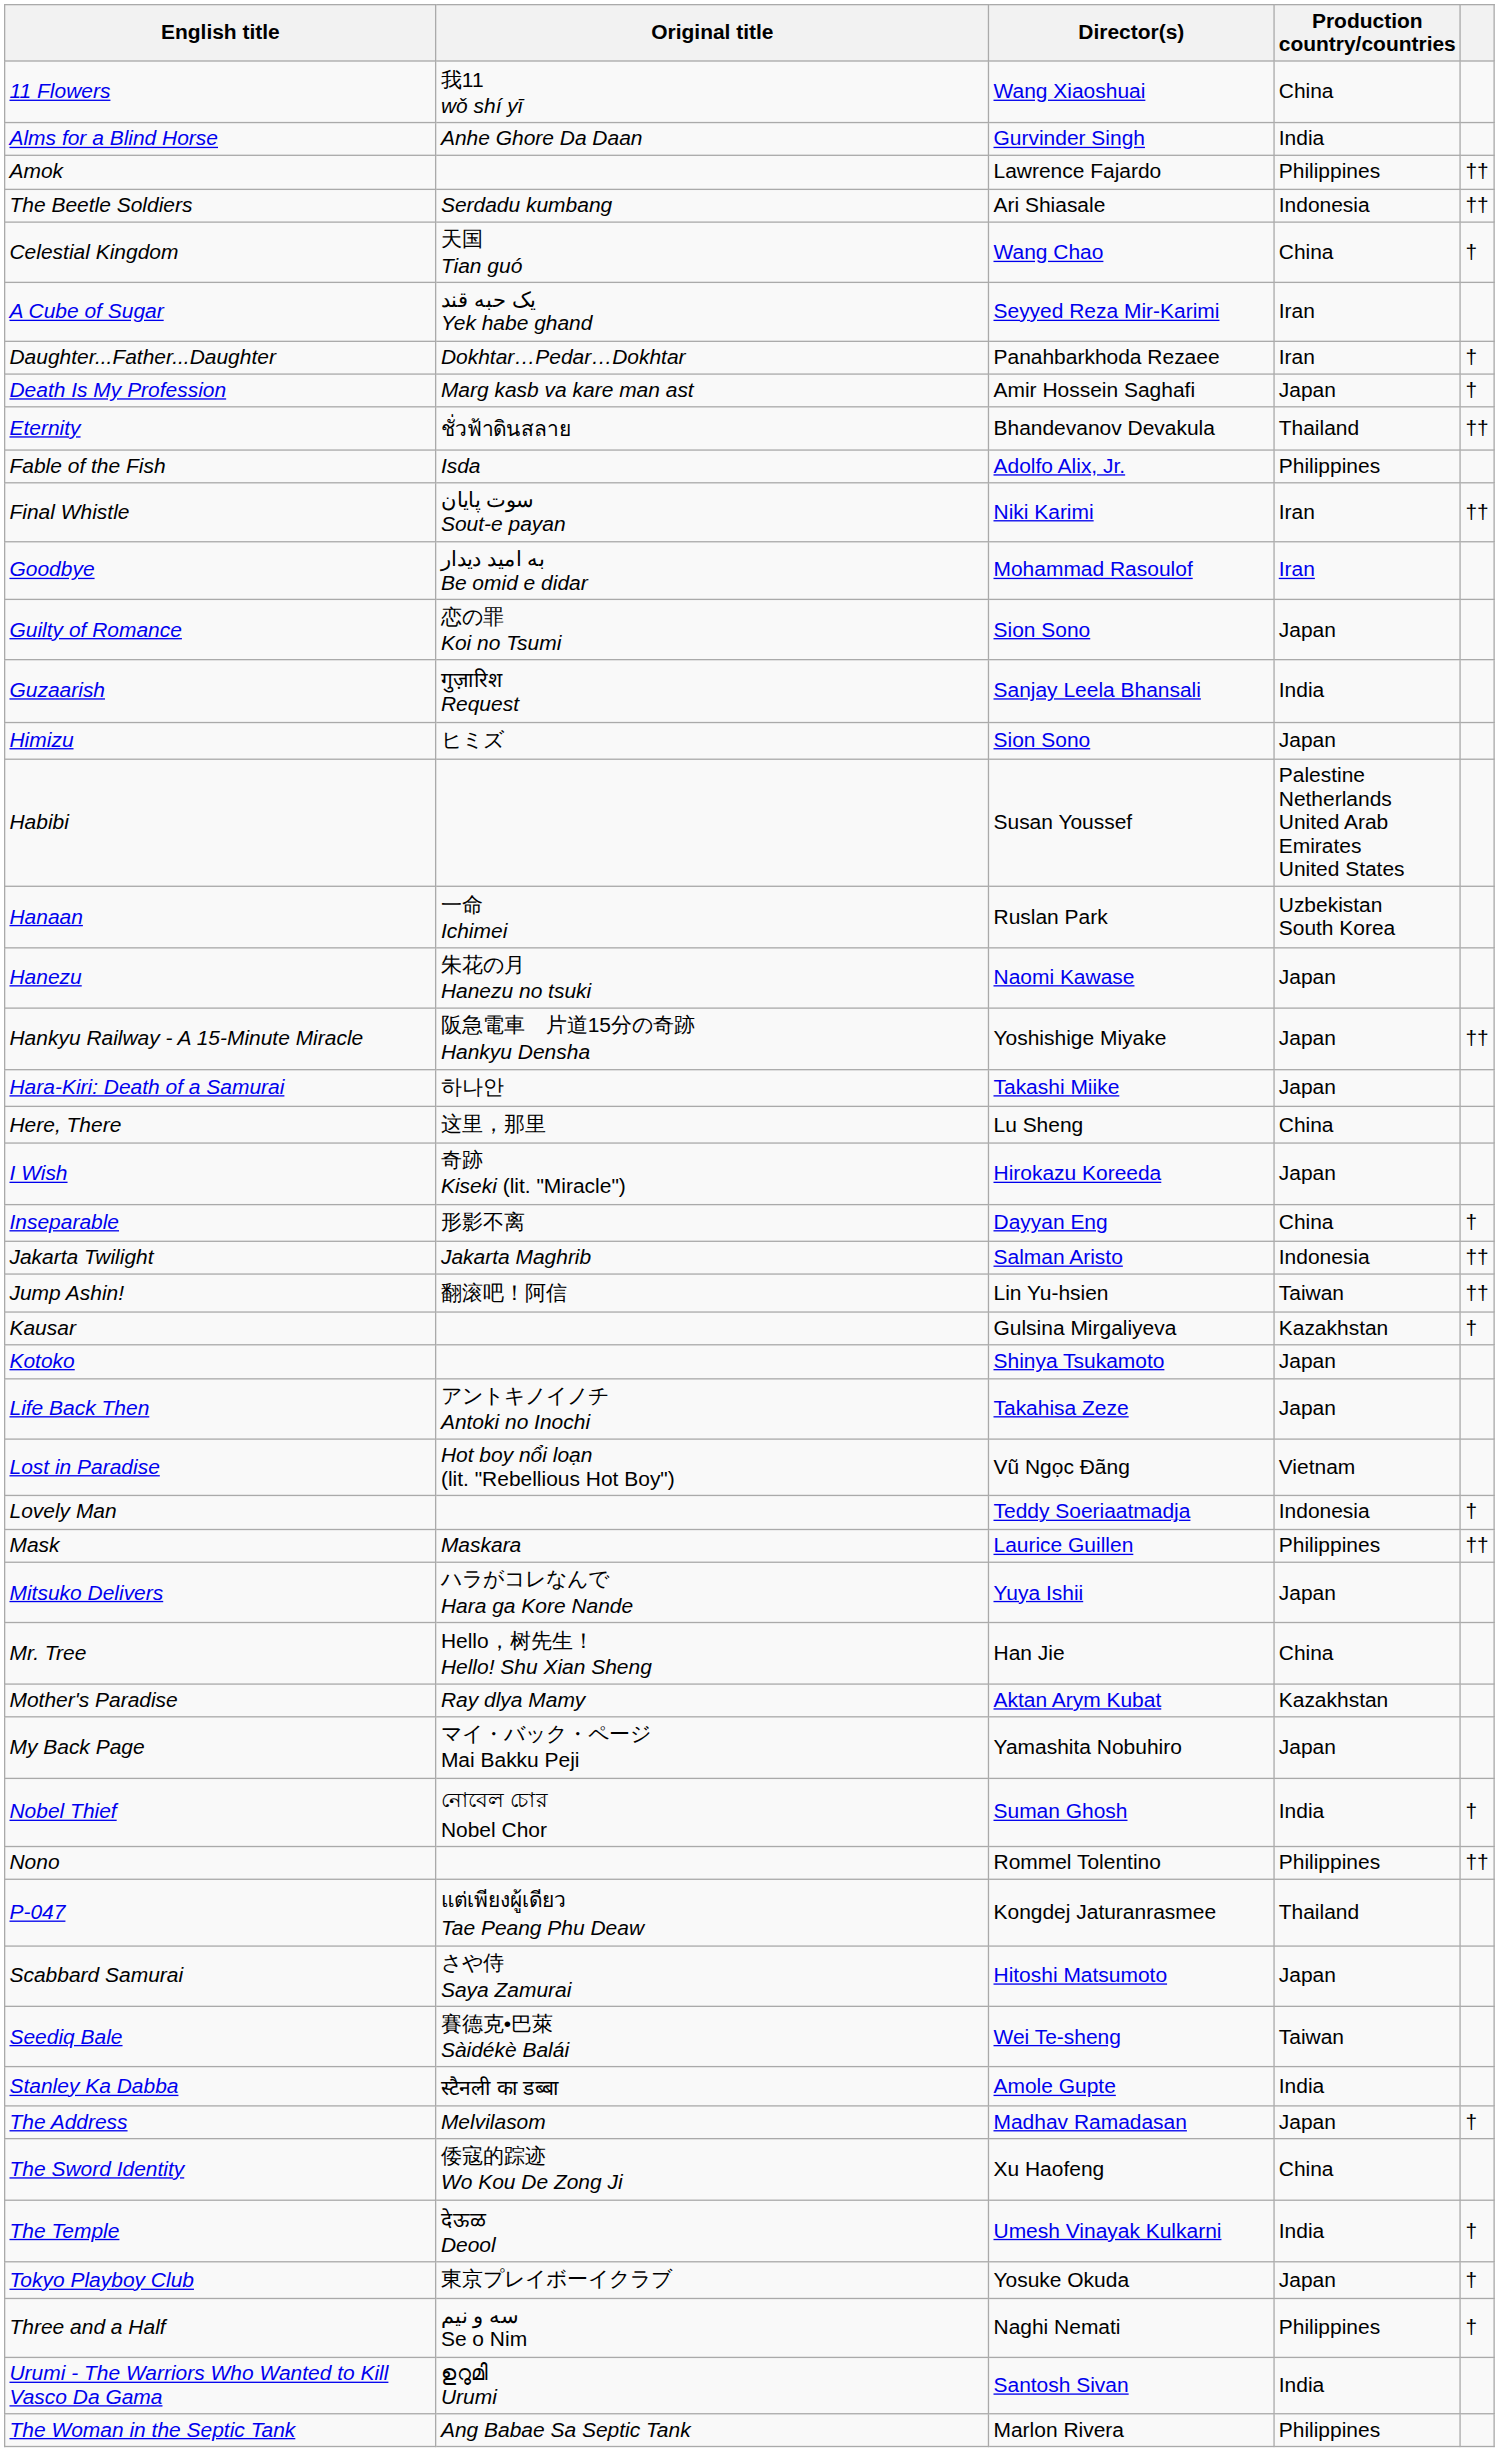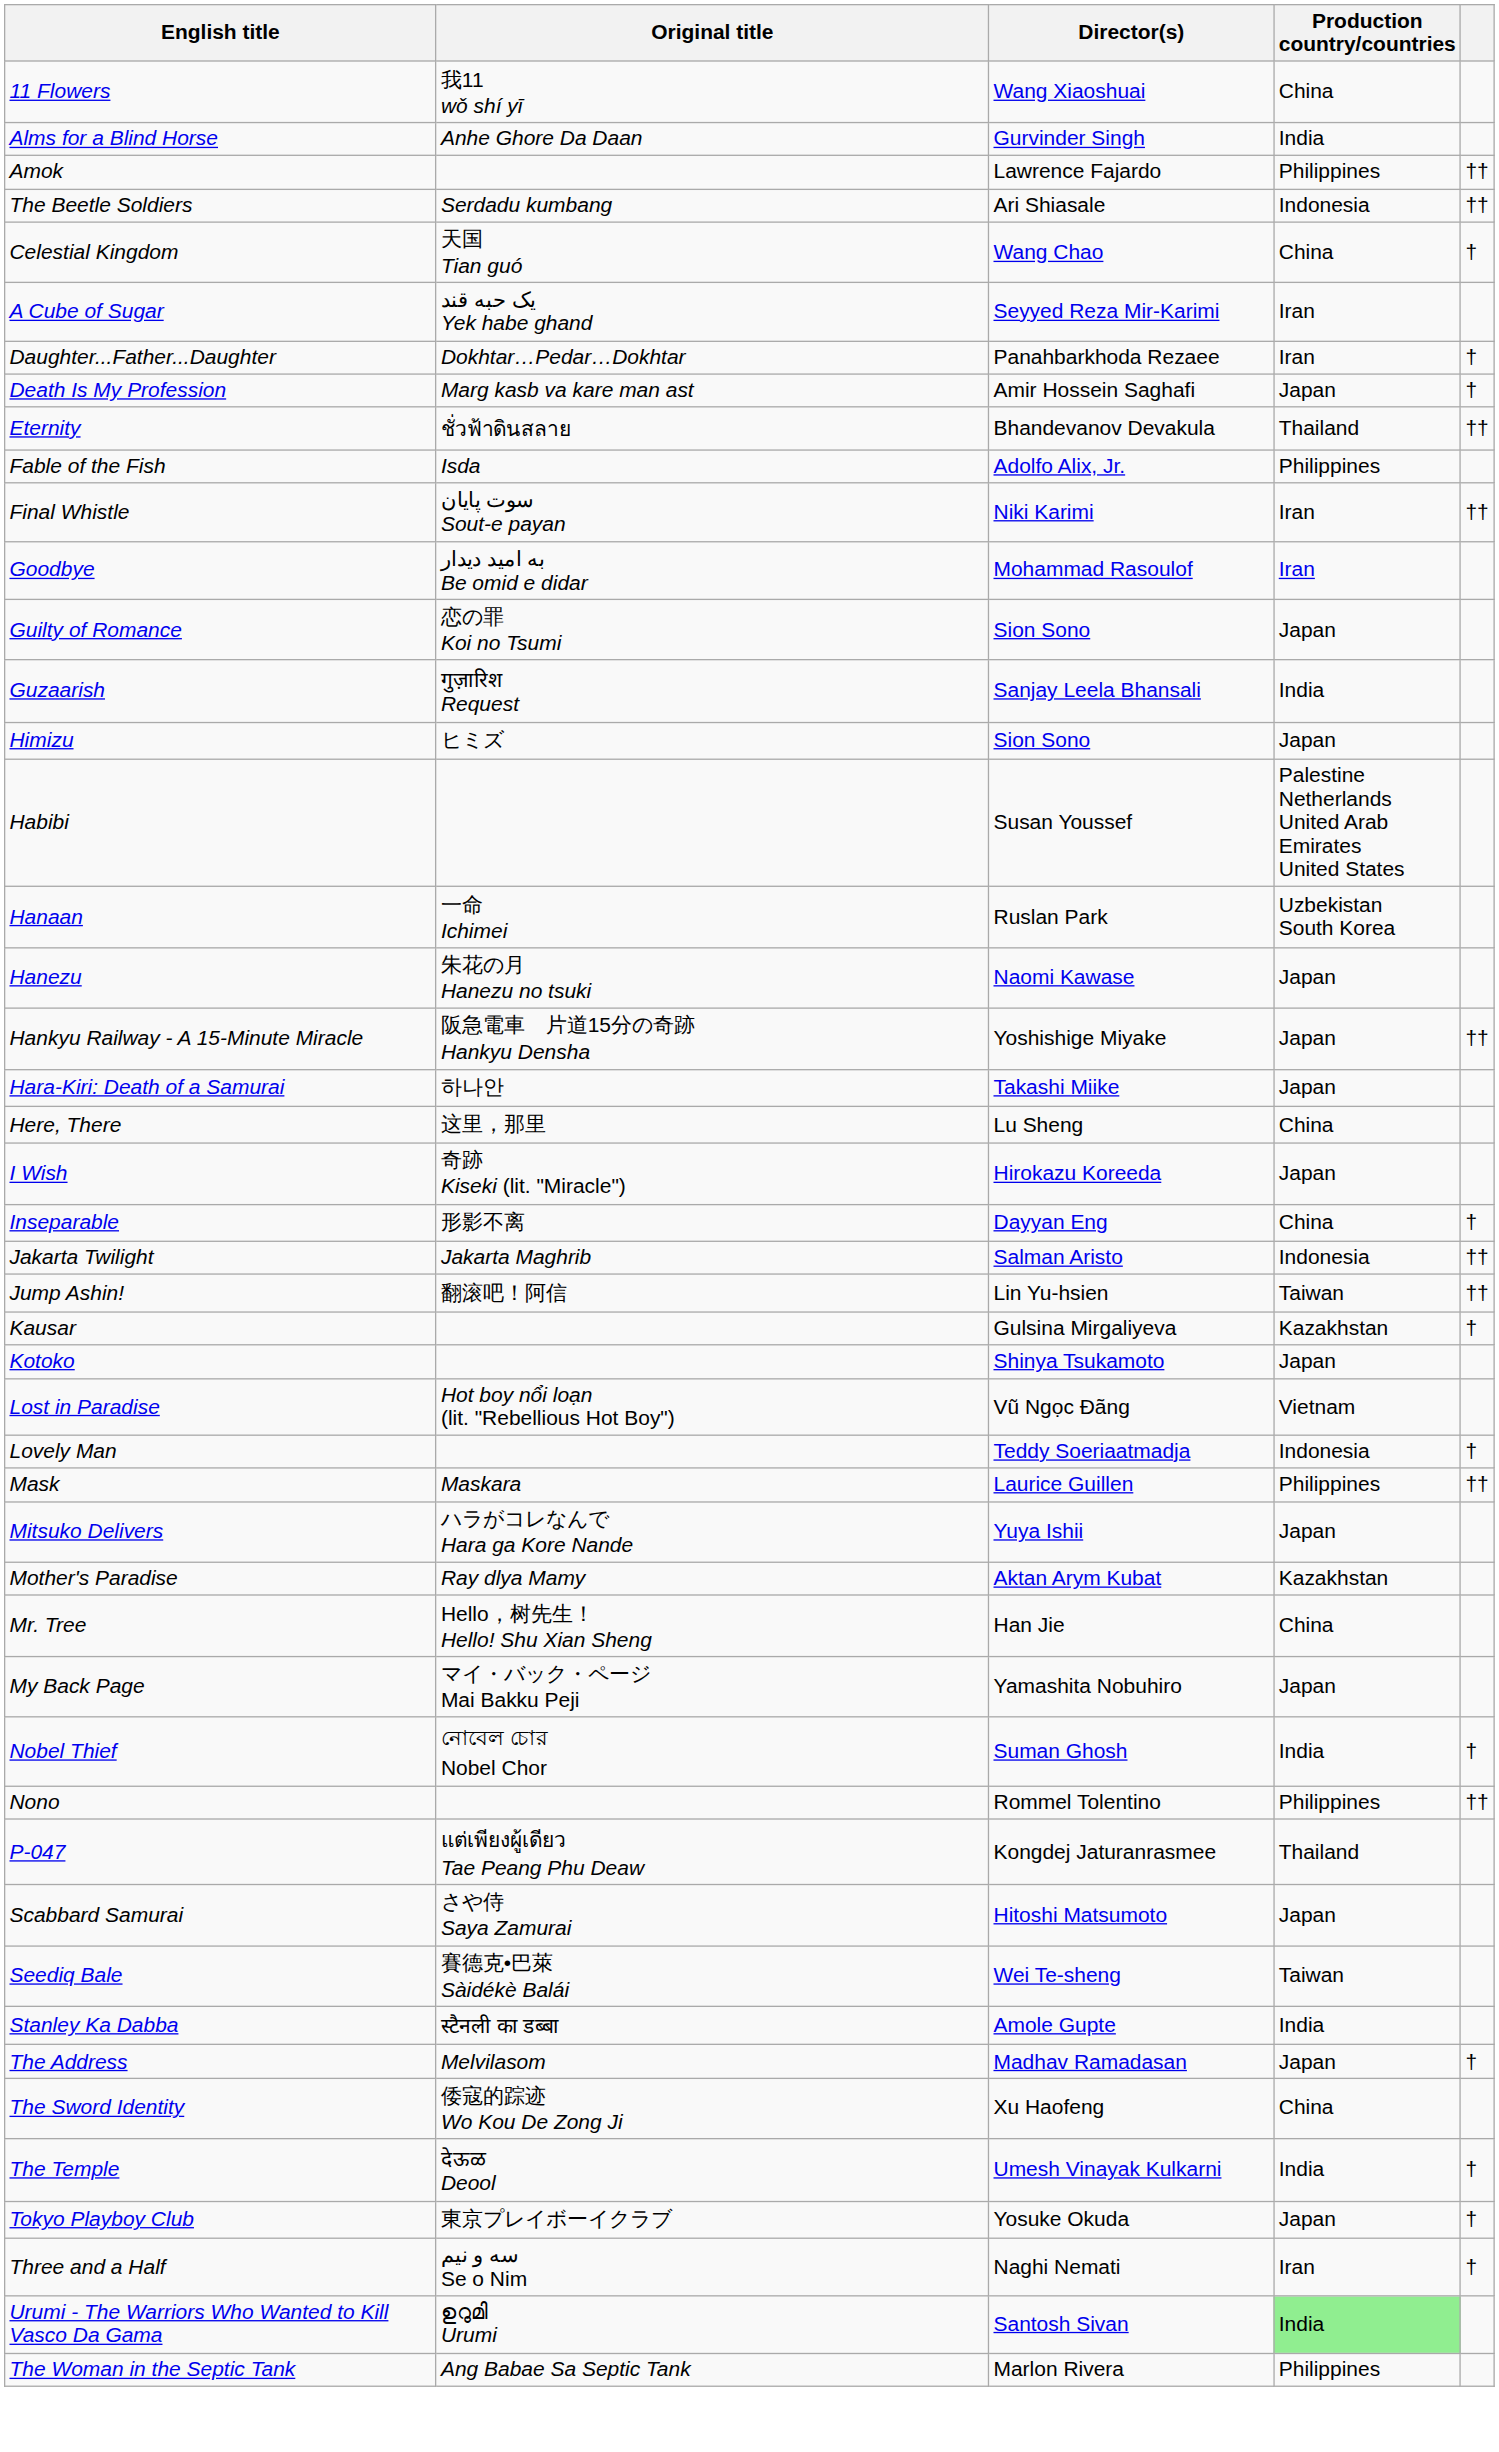- row: (79, 1408)
rows swapped: (94, 1700) <-> (48, 1653)
(1329, 2327) Philippines -> (1297, 2266) Iran
(1301, 2385) no background -> (1301, 2324) lightgreen background
